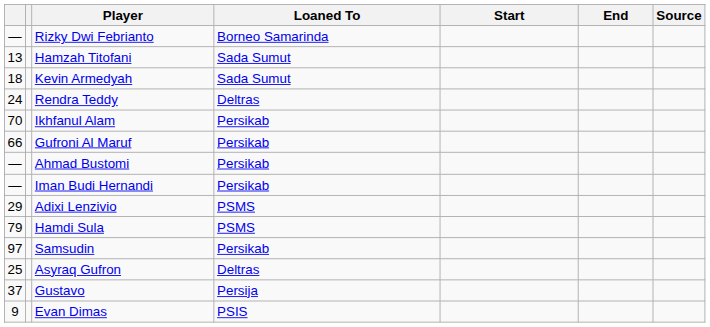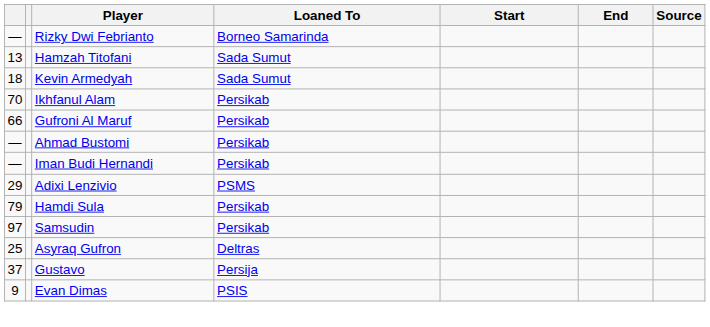- row: (76, 100)
(236, 227) PSMS -> (243, 206) Persikab
